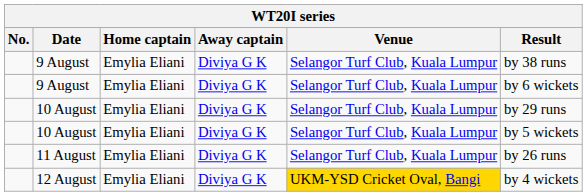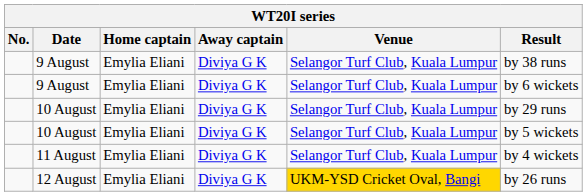(535, 156) by 26 runs -> (541, 156) by 4 wickets
(541, 179) by 4 wickets -> (535, 179) by 26 runs
